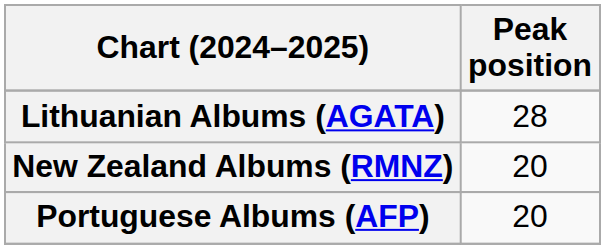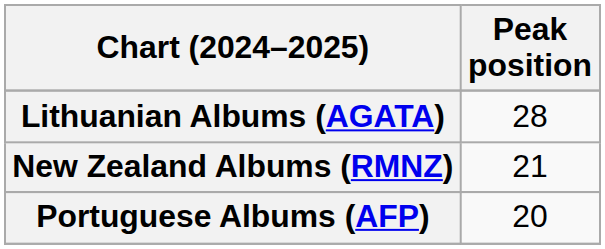(530, 166) 20 -> (530, 166) 21
